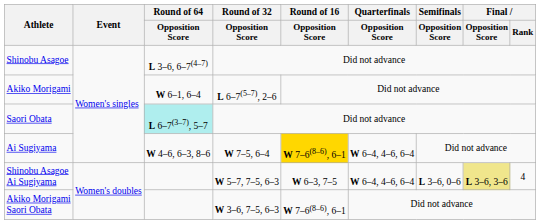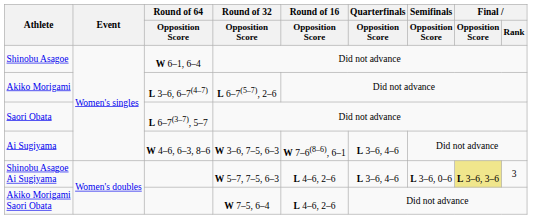(178, 66) L 3–6, 6–7(4–7) -> (178, 65) W 6–1, 6–4
(178, 95) W 6–1, 6–4 -> (178, 93) L 3–6, 6–7(4–7)
(178, 125) paleturquoise background -> (178, 122) no background
(247, 154) W 7–5, 6–4 -> (247, 151) W 3–6, 7–5, 6–3
(314, 154) gold background -> (314, 151) no background
(382, 154) W 6–4, 4–6, 6–4 -> (378, 151) L 3–6, 4–6
(314, 182) W 6–3, 7–5 -> (314, 180) L 4–6, 2–6
(382, 182) W 6–4, 4–6, 6–4 -> (378, 180) L 3–6, 4–6
(523, 177) 4 -> (514, 174) 3
(247, 210) W 3–6, 7–5, 6–3 -> (247, 207) W 7–5, 6–4
(314, 210) W 7–6(8–6), 6–1 -> (314, 207) L 4–6, 2–6
